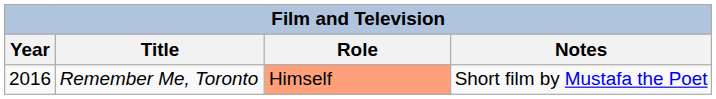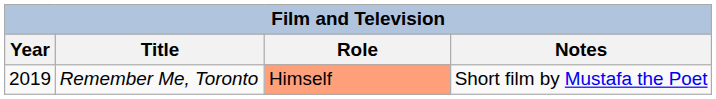(30, 79) 2016 -> (30, 79) 2019
